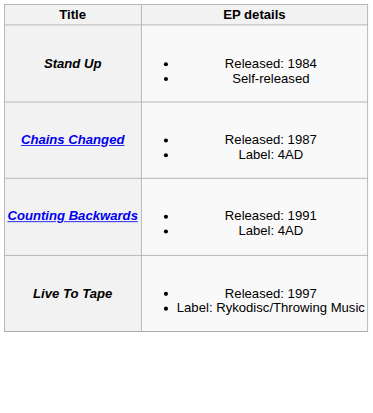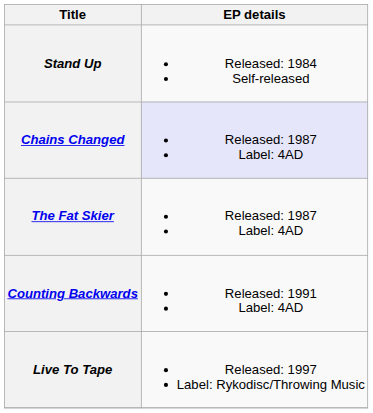(254, 147) no background -> (254, 147) lavender background
+ row: (73, 216)
